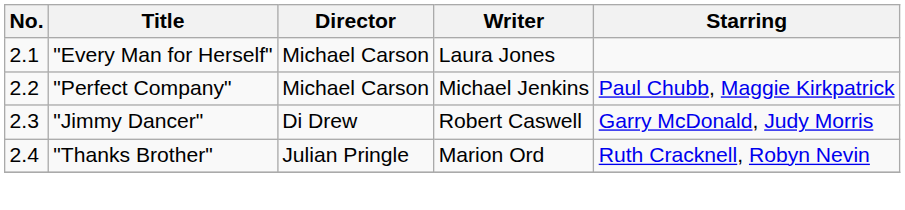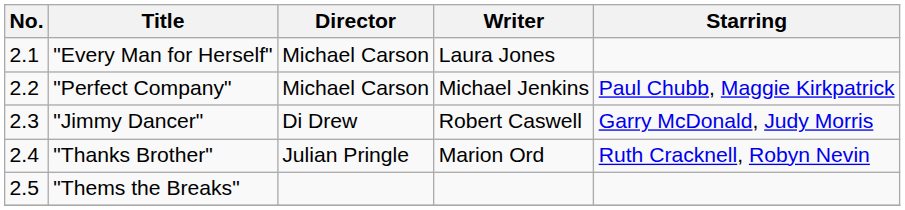+ row: (146, 188)
